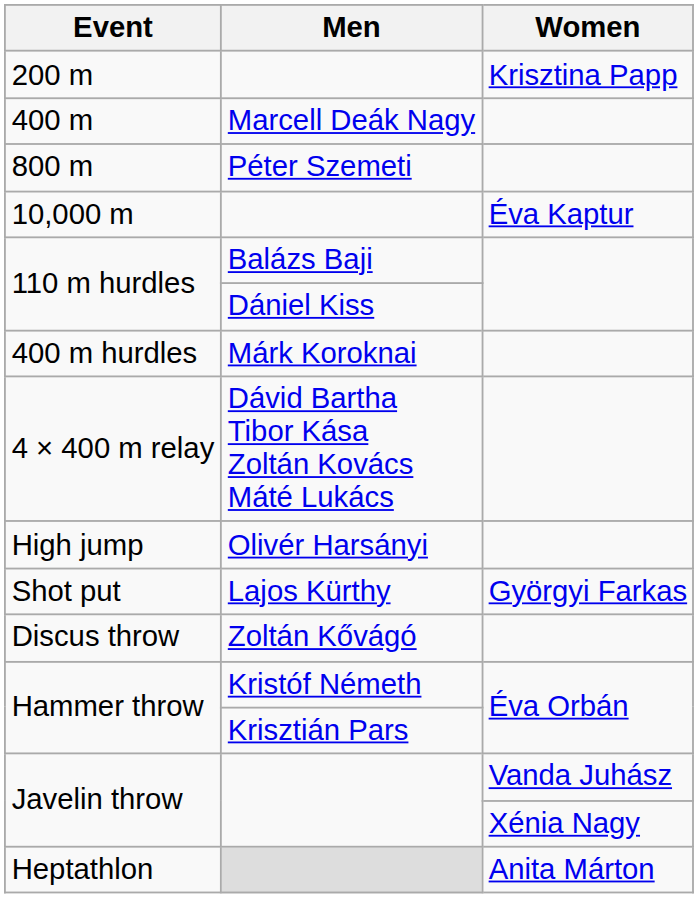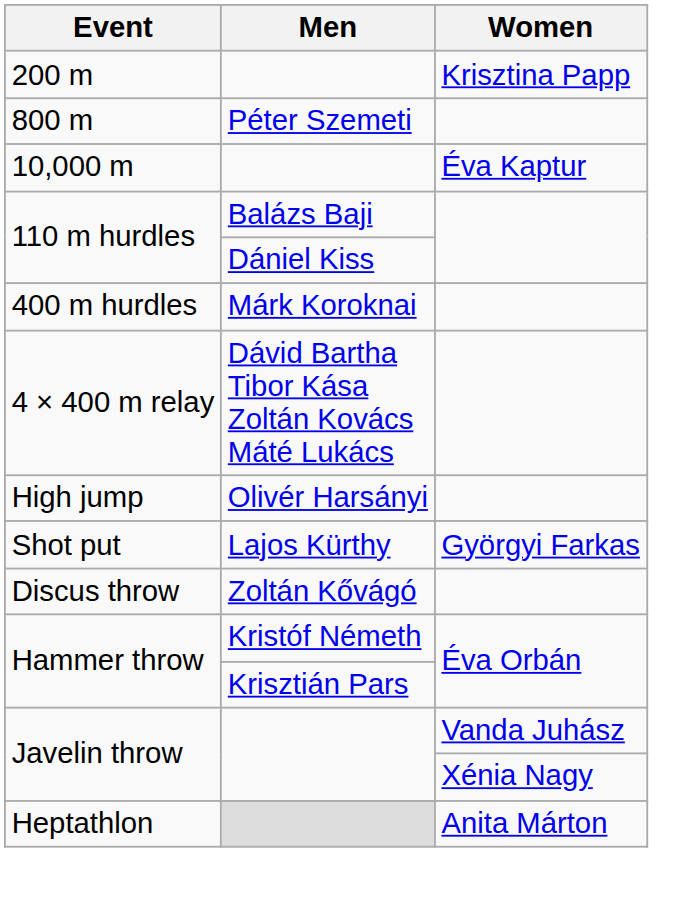- row: (52, 120)
